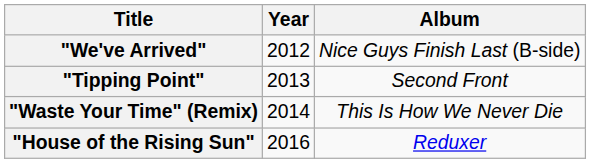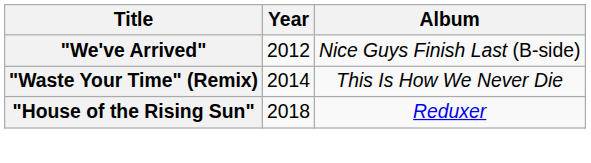- row: (134, 81)
(288, 142) 2016 -> (288, 111) 2018
